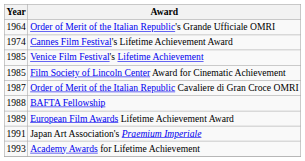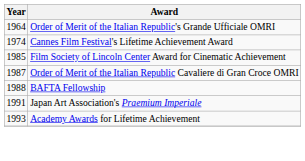- row: (117, 57)
- row: (132, 118)
